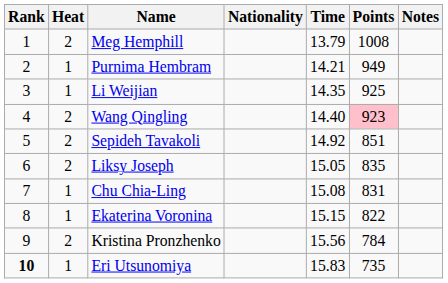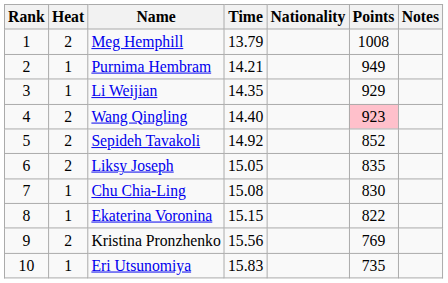columns swapped: (265, 16) <-> (328, 16)
(374, 91) 925 -> (374, 91) 929
(374, 141) 851 -> (374, 141) 852
(374, 191) 831 -> (374, 191) 830
(374, 240) 784 -> (374, 240) 769
(26, 265) bold -> (26, 265) normal
